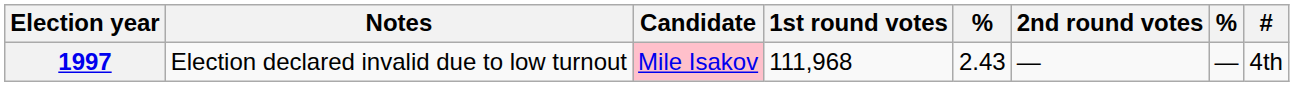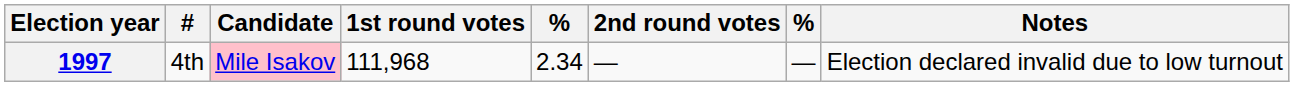columns swapped: (1266, 23) <-> (399, 23)
(982, 61) 2.43 -> (559, 61) 2.34
